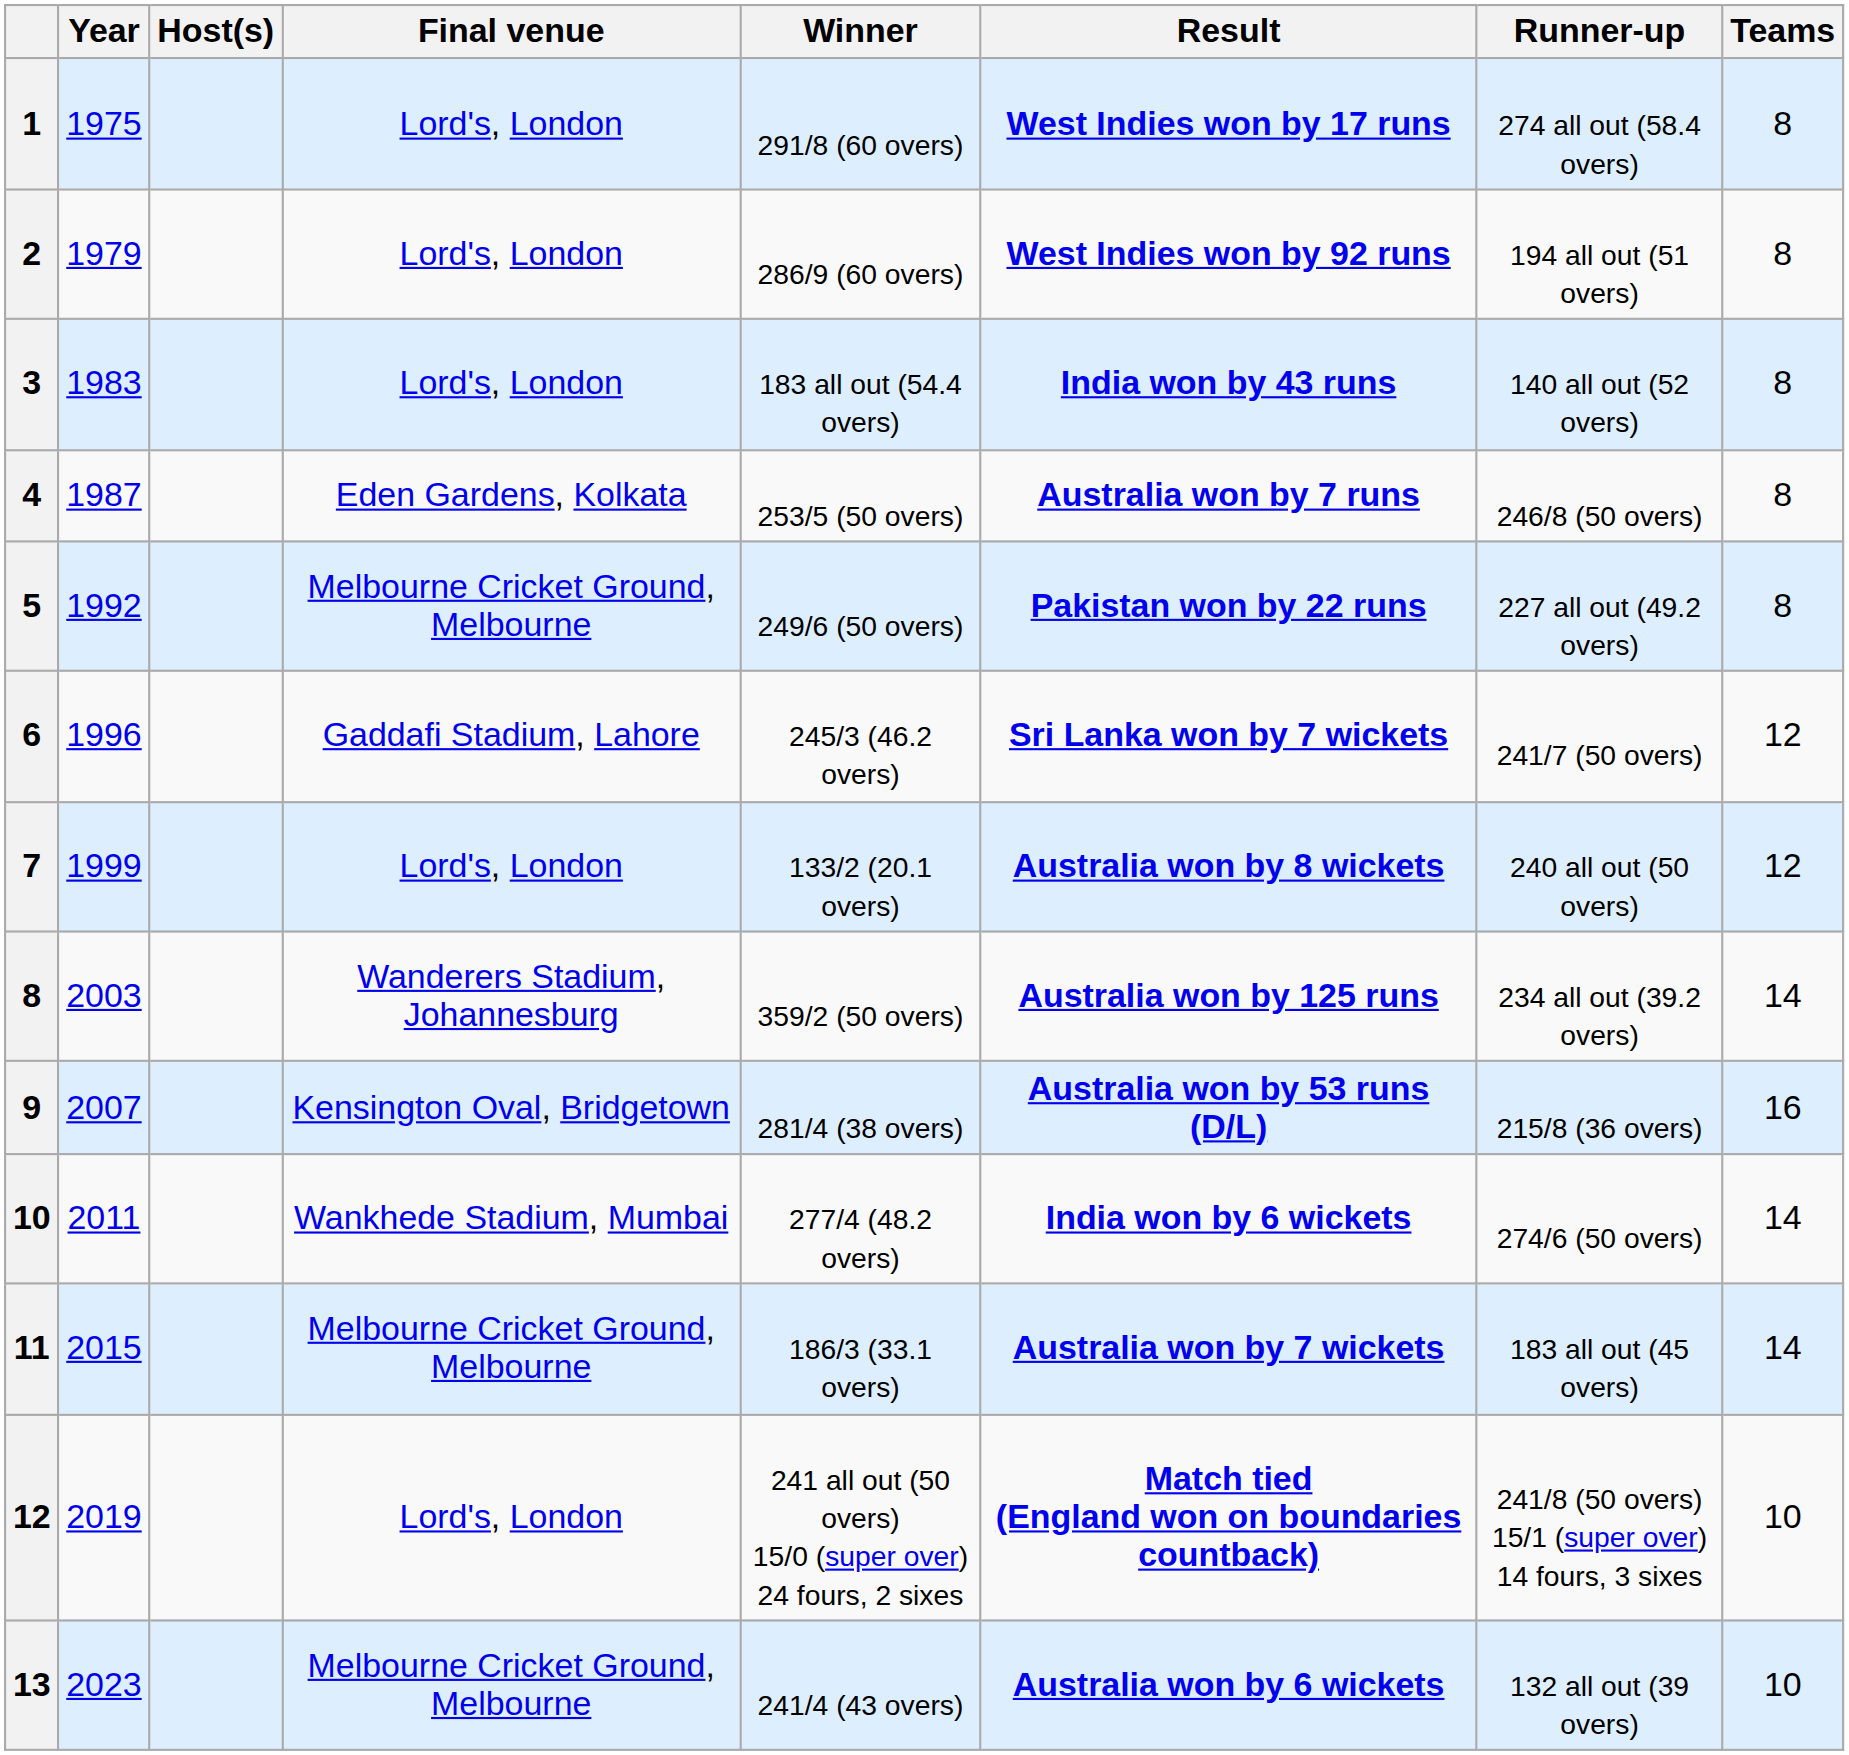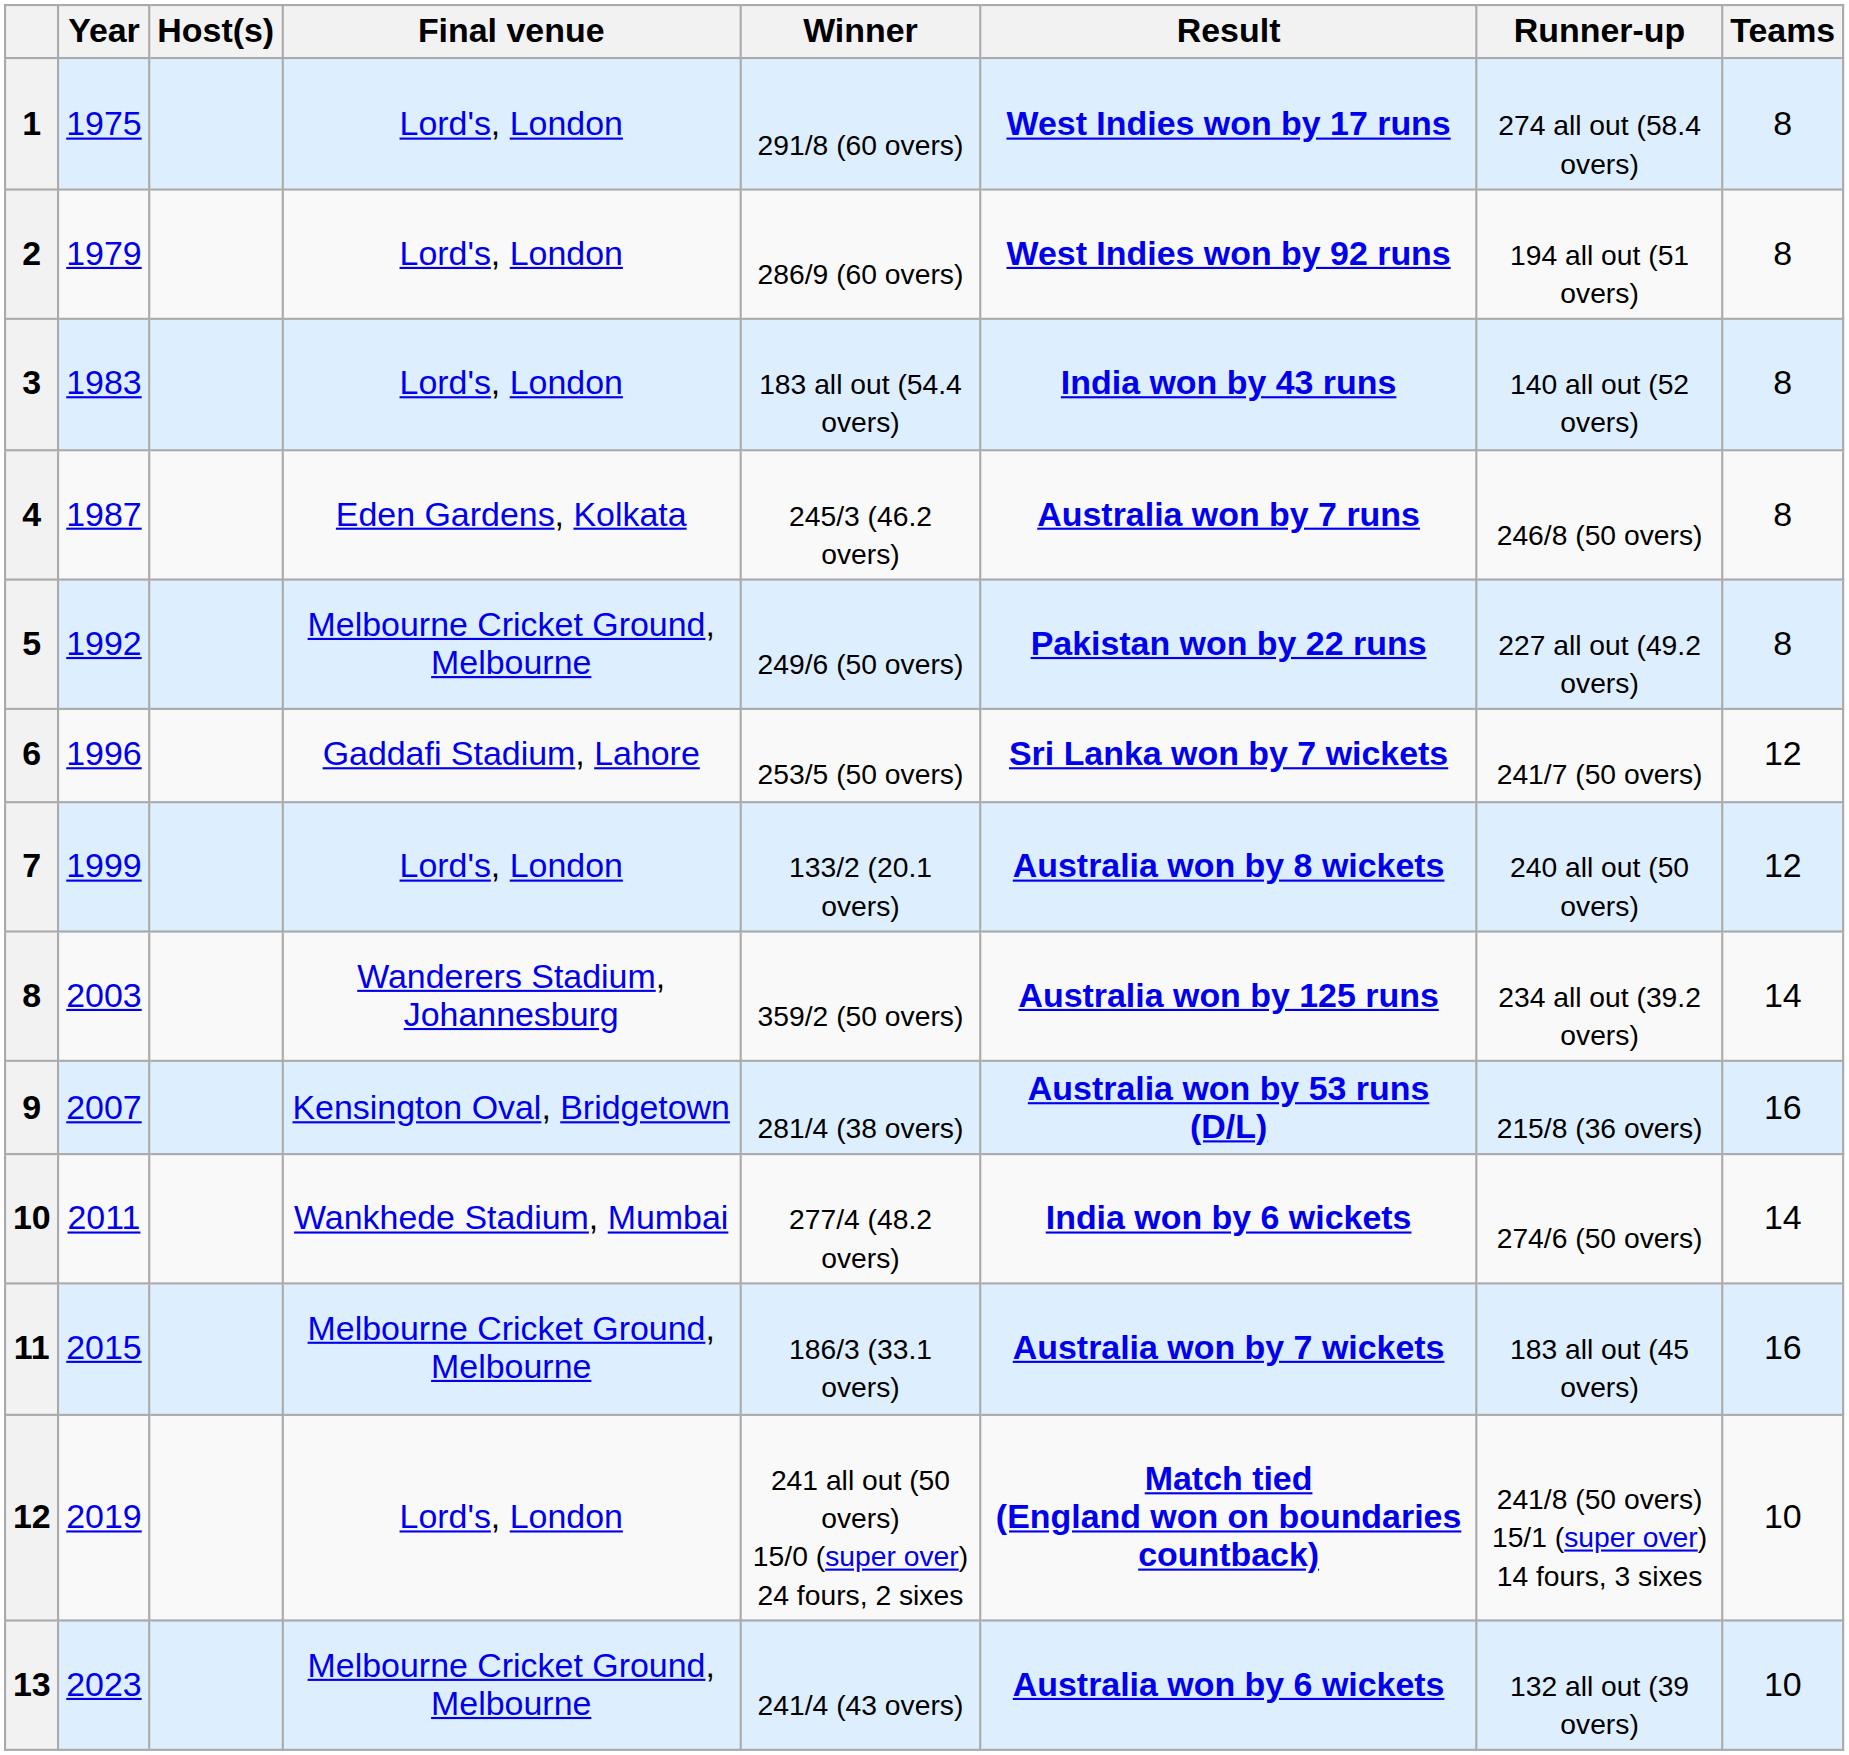(860, 515) 253/5 (50 overs) -> (860, 534) 245/3 (46.2 overs)
(860, 756) 245/3 (46.2 overs) -> (860, 776) 253/5 (50 overs)
(1783, 1348) 14 -> (1783, 1348) 16
